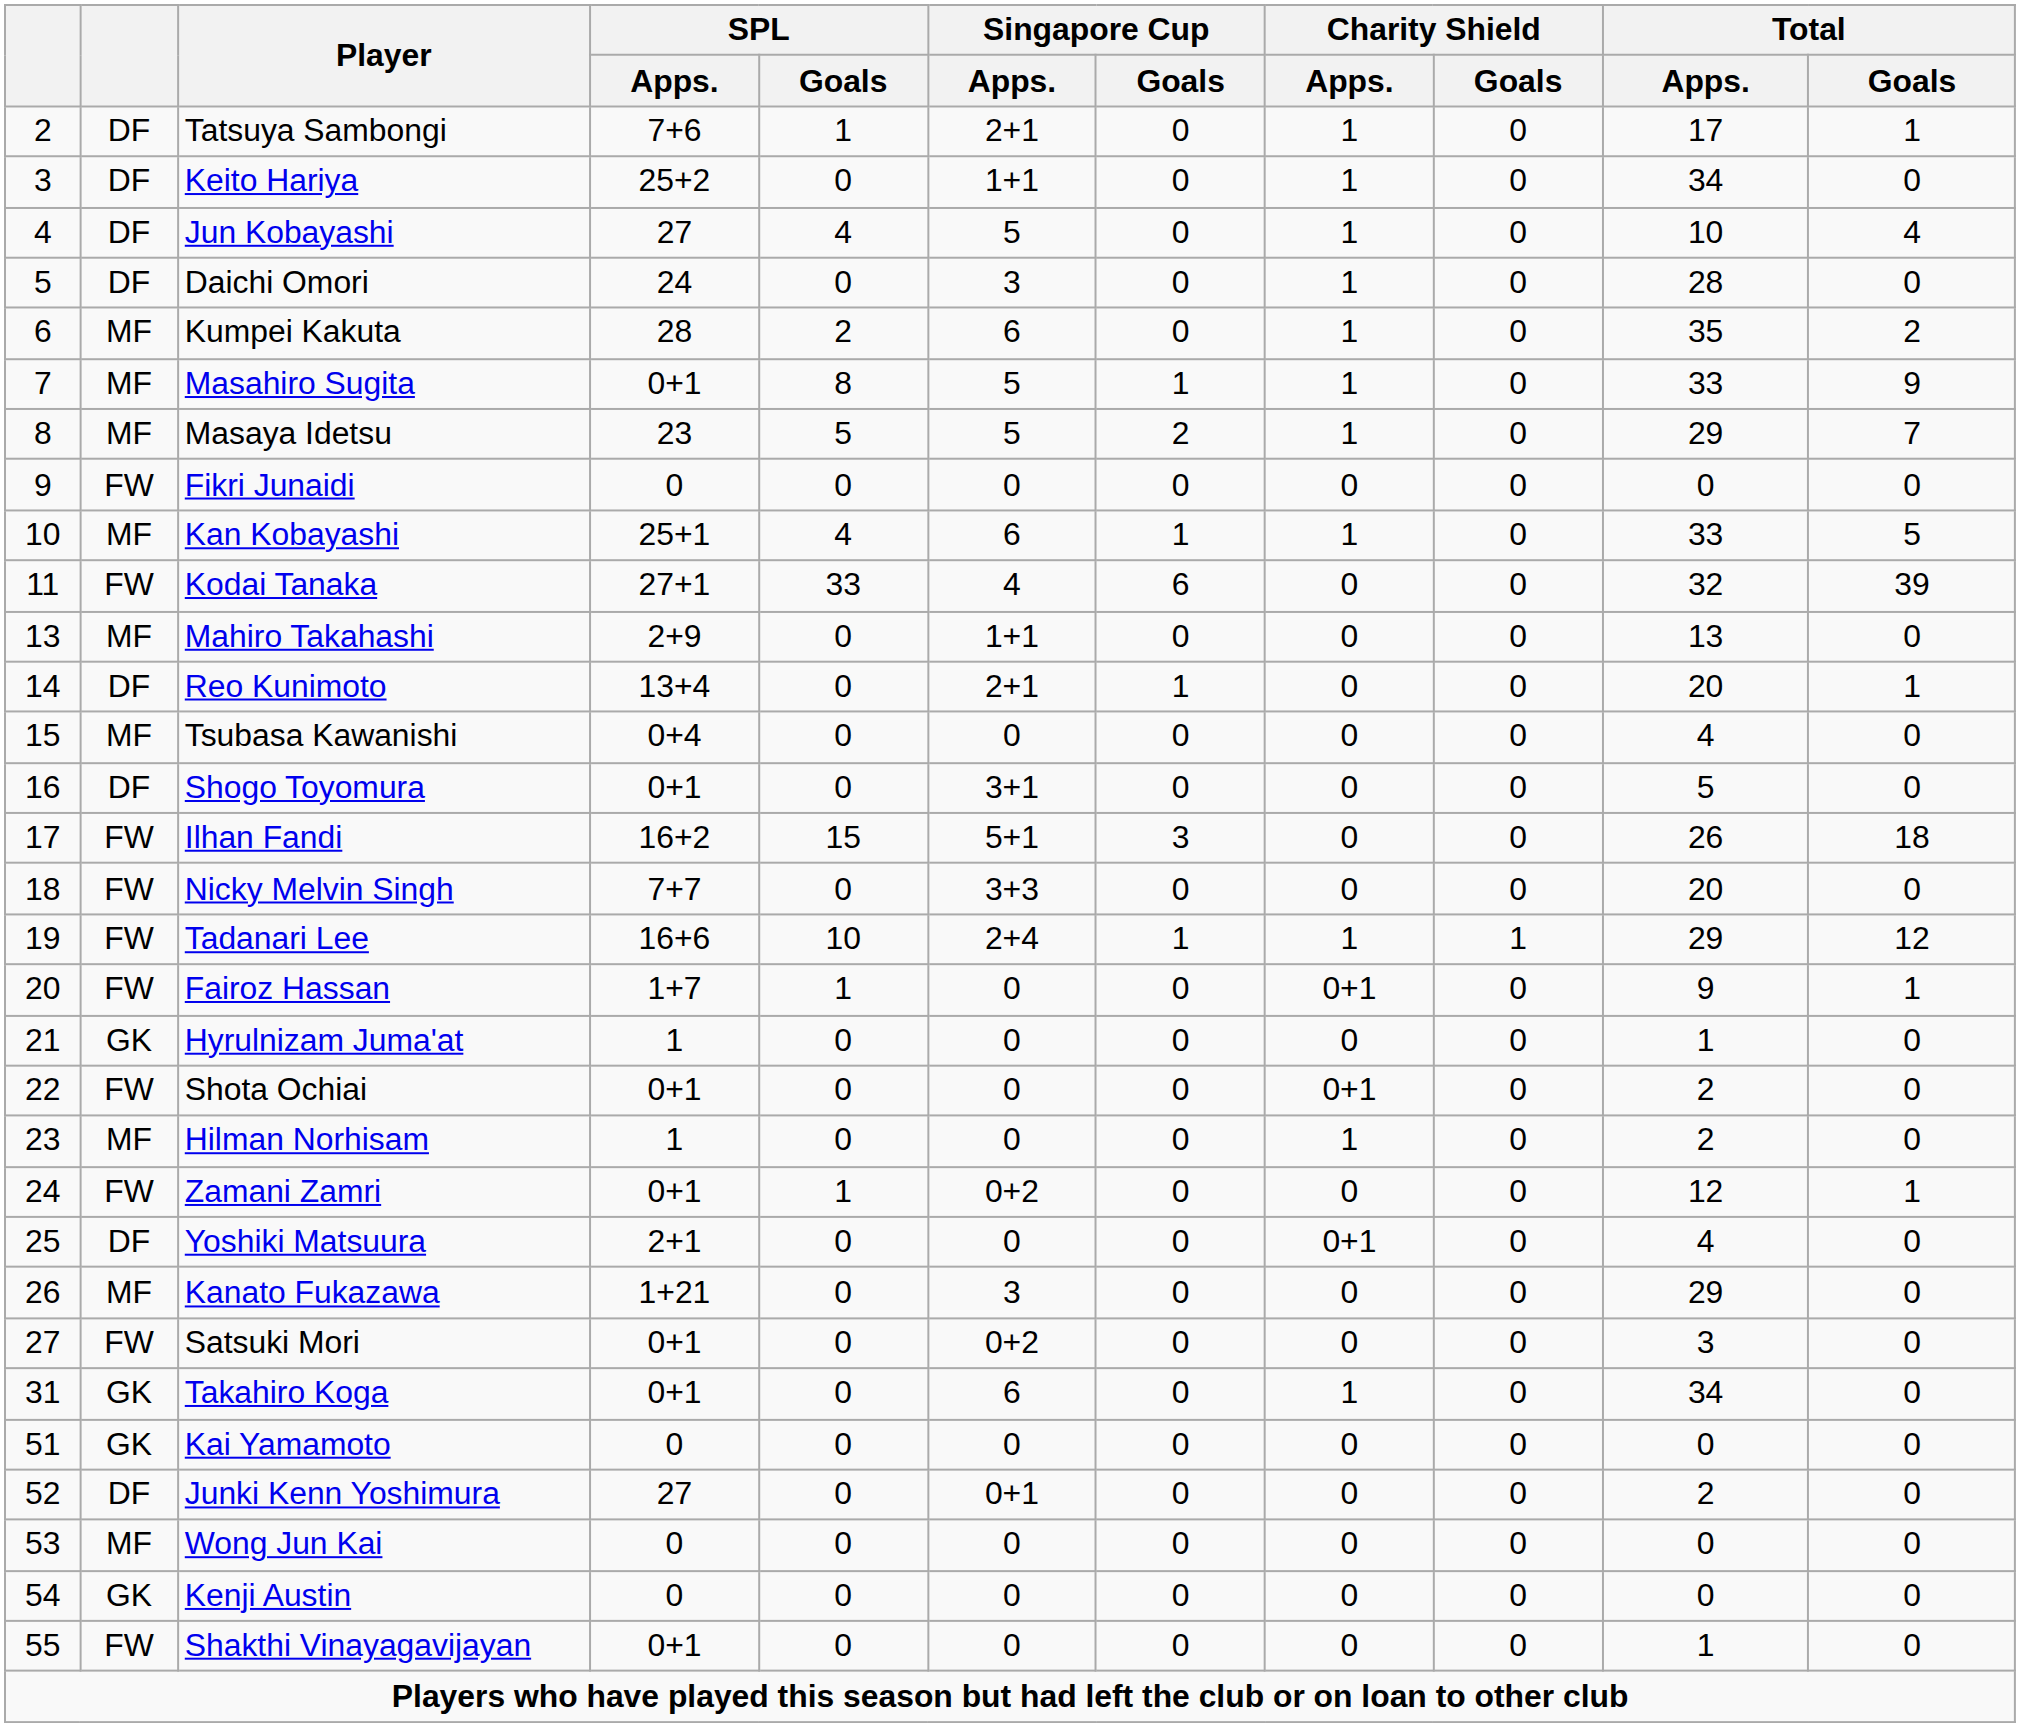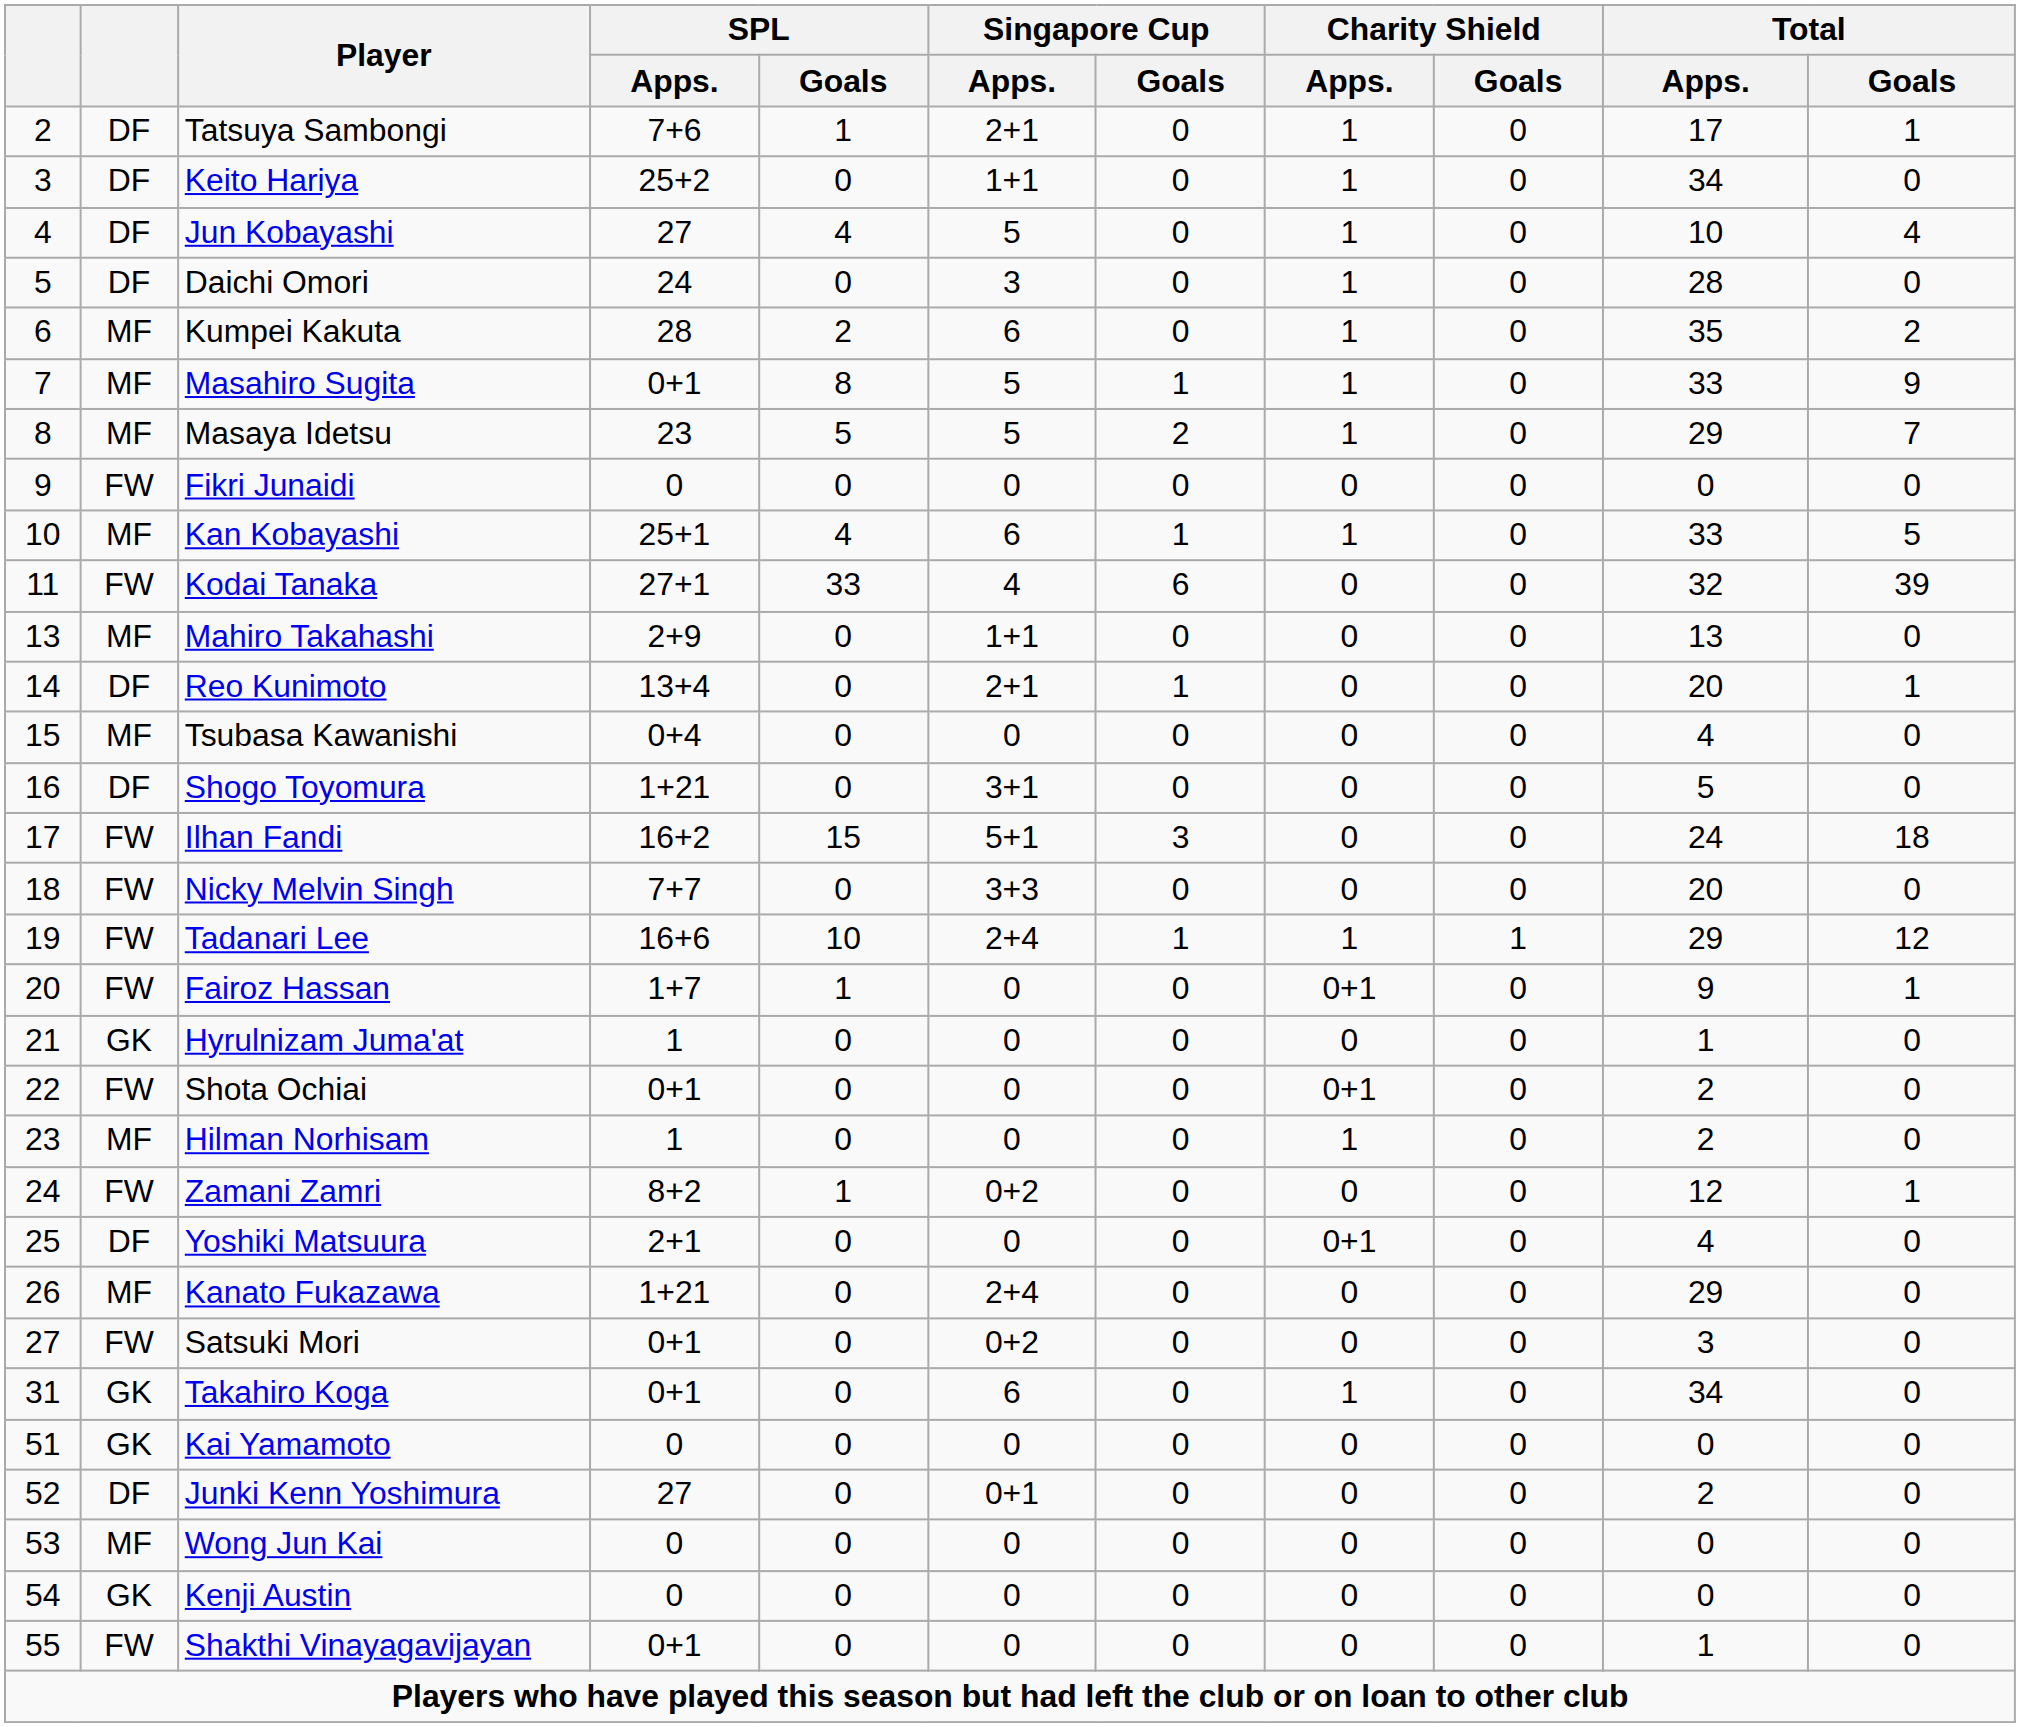(674, 787) 0+1 -> (674, 787) 1+21
(1706, 837) 26 -> (1706, 837) 24
(674, 1191) 0+1 -> (674, 1191) 8+2
(1012, 1292) 3 -> (1012, 1292) 2+4
